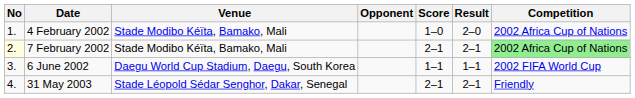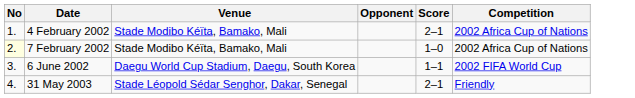- column: (472, 13)
(434, 31) 1–0 -> (434, 31) 2–1
(434, 48) 2–1 -> (434, 48) 1–0
(561, 48) lightgreen background -> (521, 48) no background
